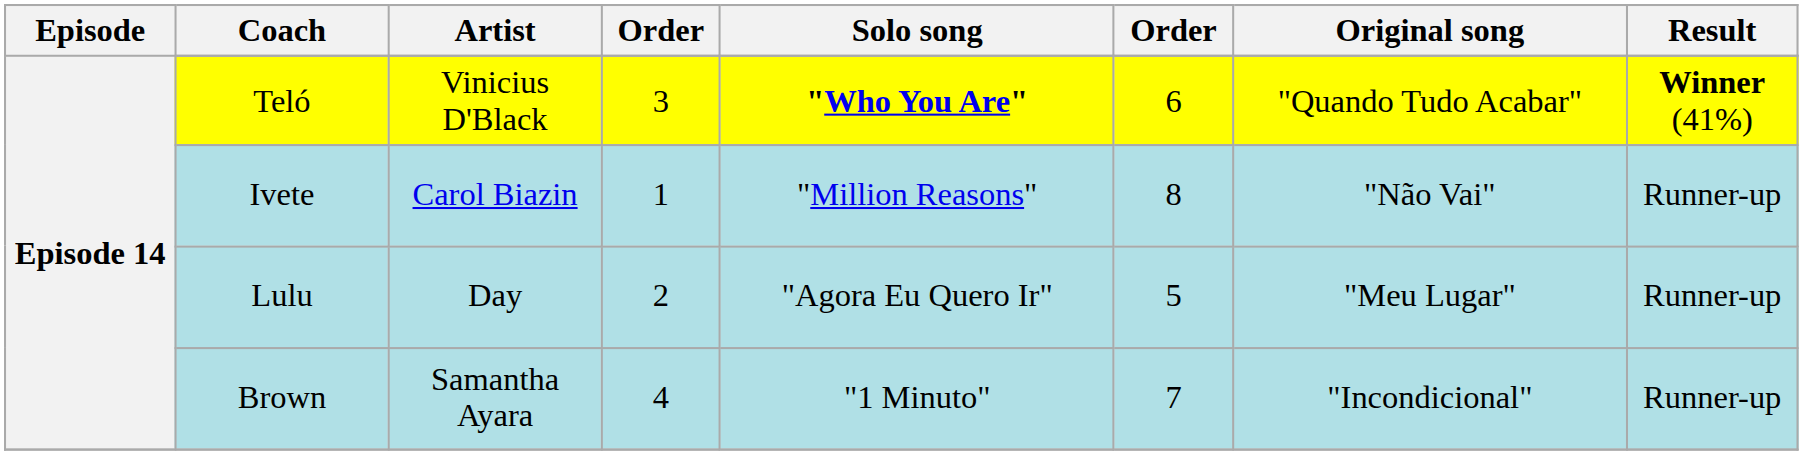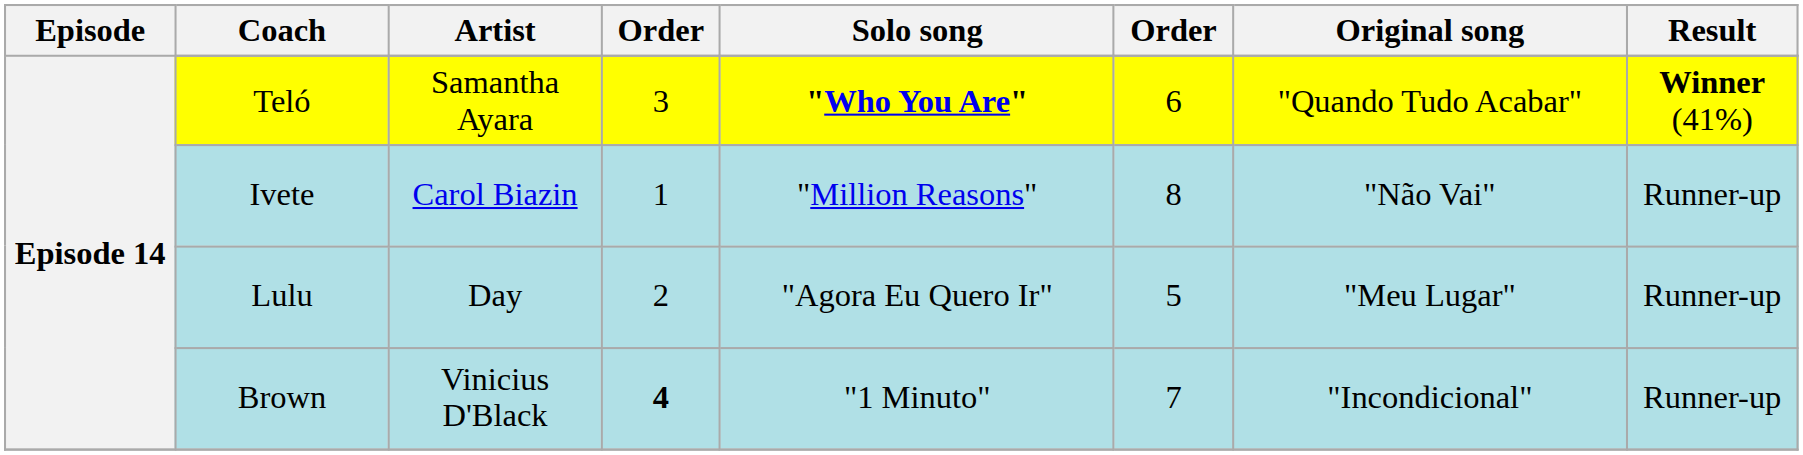(495, 100) Vinicius D'Black -> (495, 100) Samantha Ayara
(495, 397) Samantha Ayara -> (495, 397) Vinicius D'Black
(661, 397) normal -> (661, 397) bold
